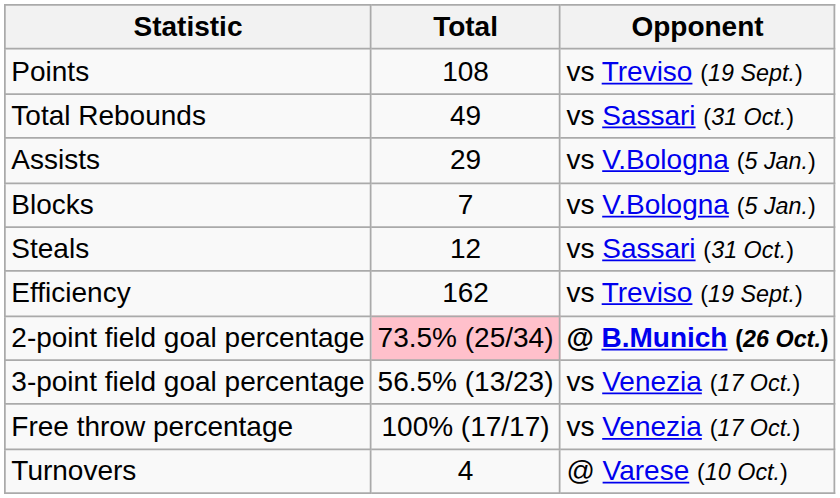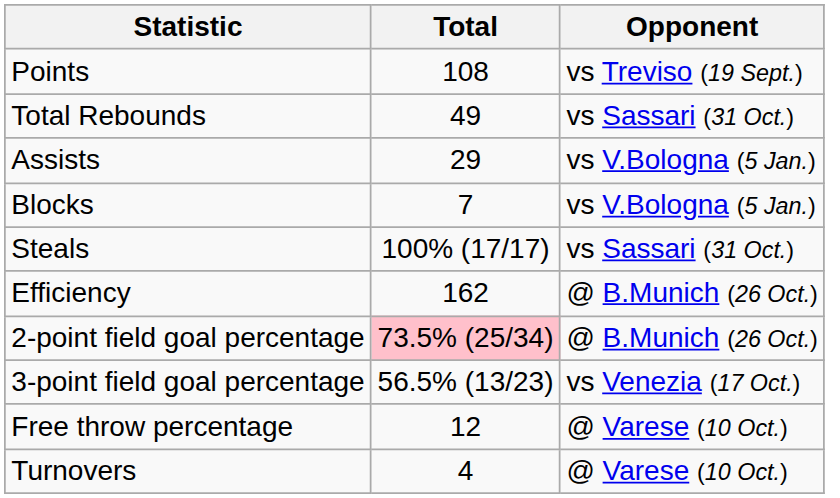(466, 248) 12 -> (466, 248) 100% (17/17)
(685, 293) vs Treviso (19 Sept.) -> (692, 293) @ B.Munich (26 Oct.)
(698, 337) bold -> (692, 337) normal
(466, 426) 100% (17/17) -> (466, 426) 12
(683, 426) vs Venezia (17 Oct.) -> (677, 426) @ Varese (10 Oct.)
